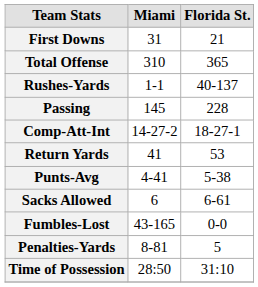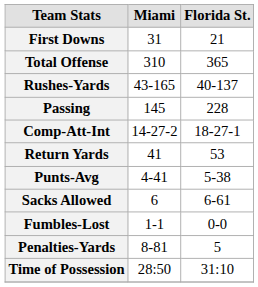(154, 85) 1-1 -> (154, 85) 43-165
(154, 223) 43-165 -> (154, 223) 1-1
